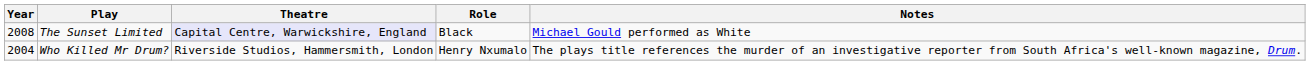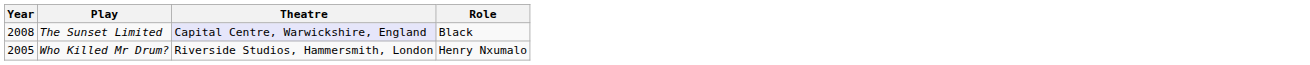- column: (917, 14)
(21, 51) 2004 -> (21, 51) 2005
